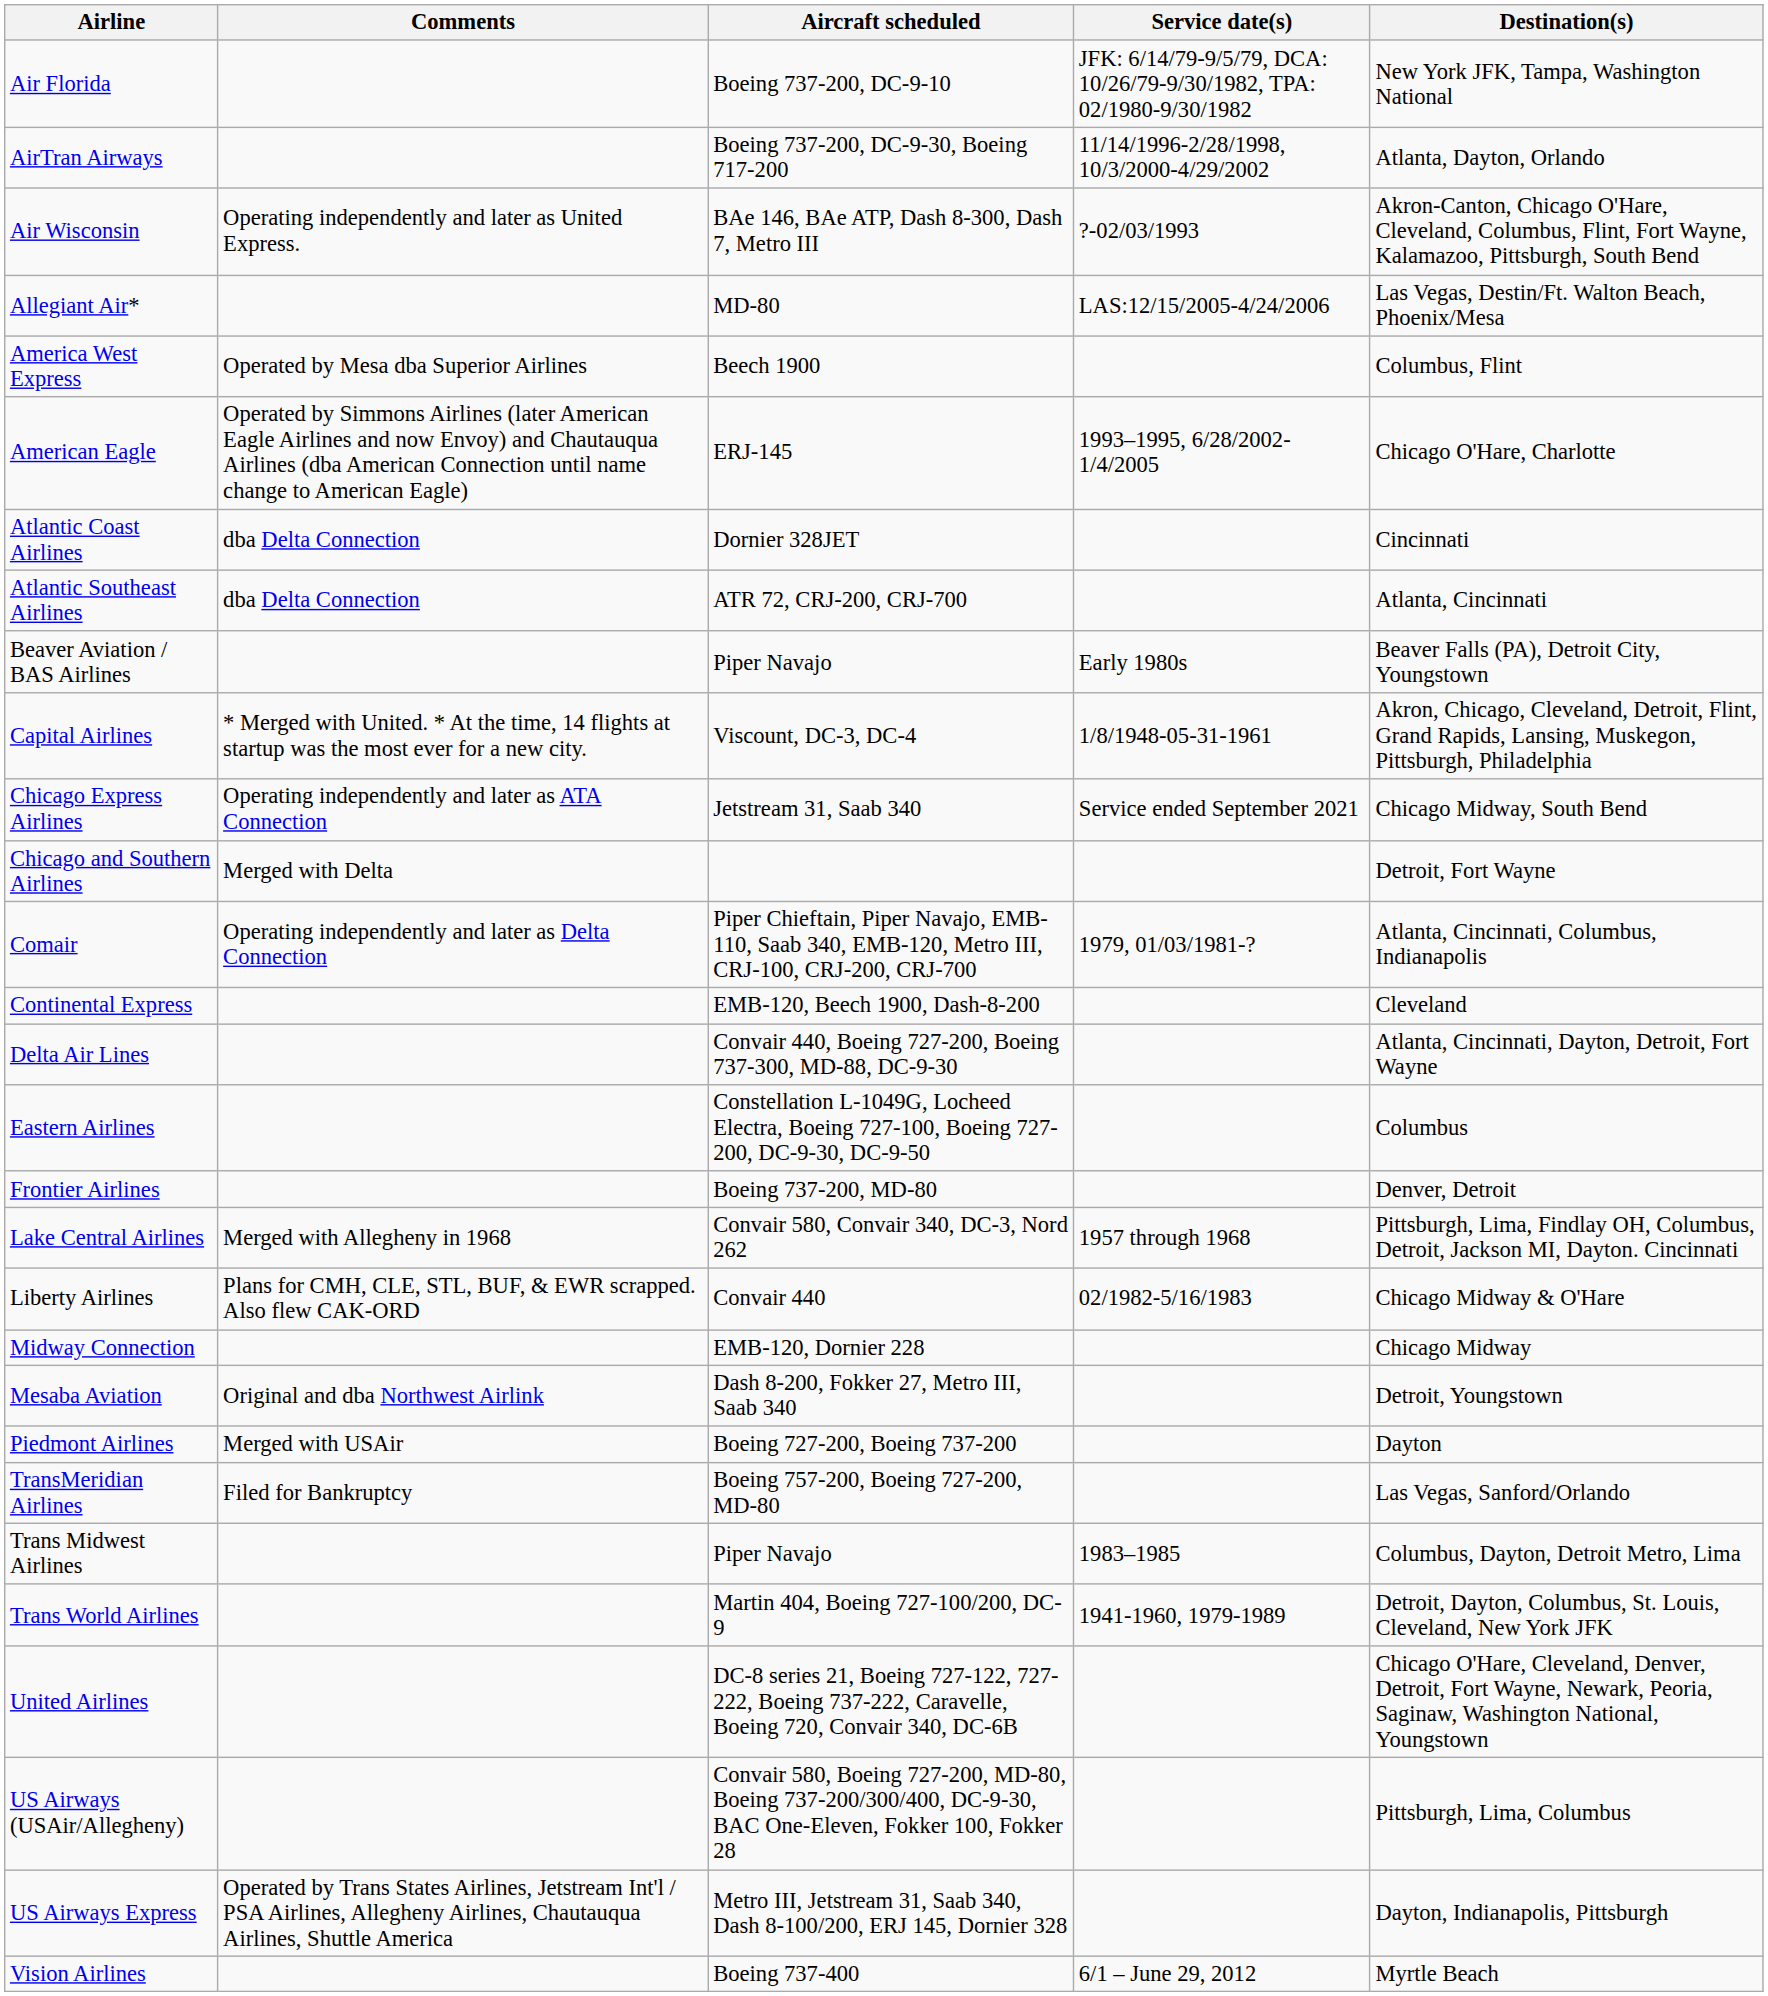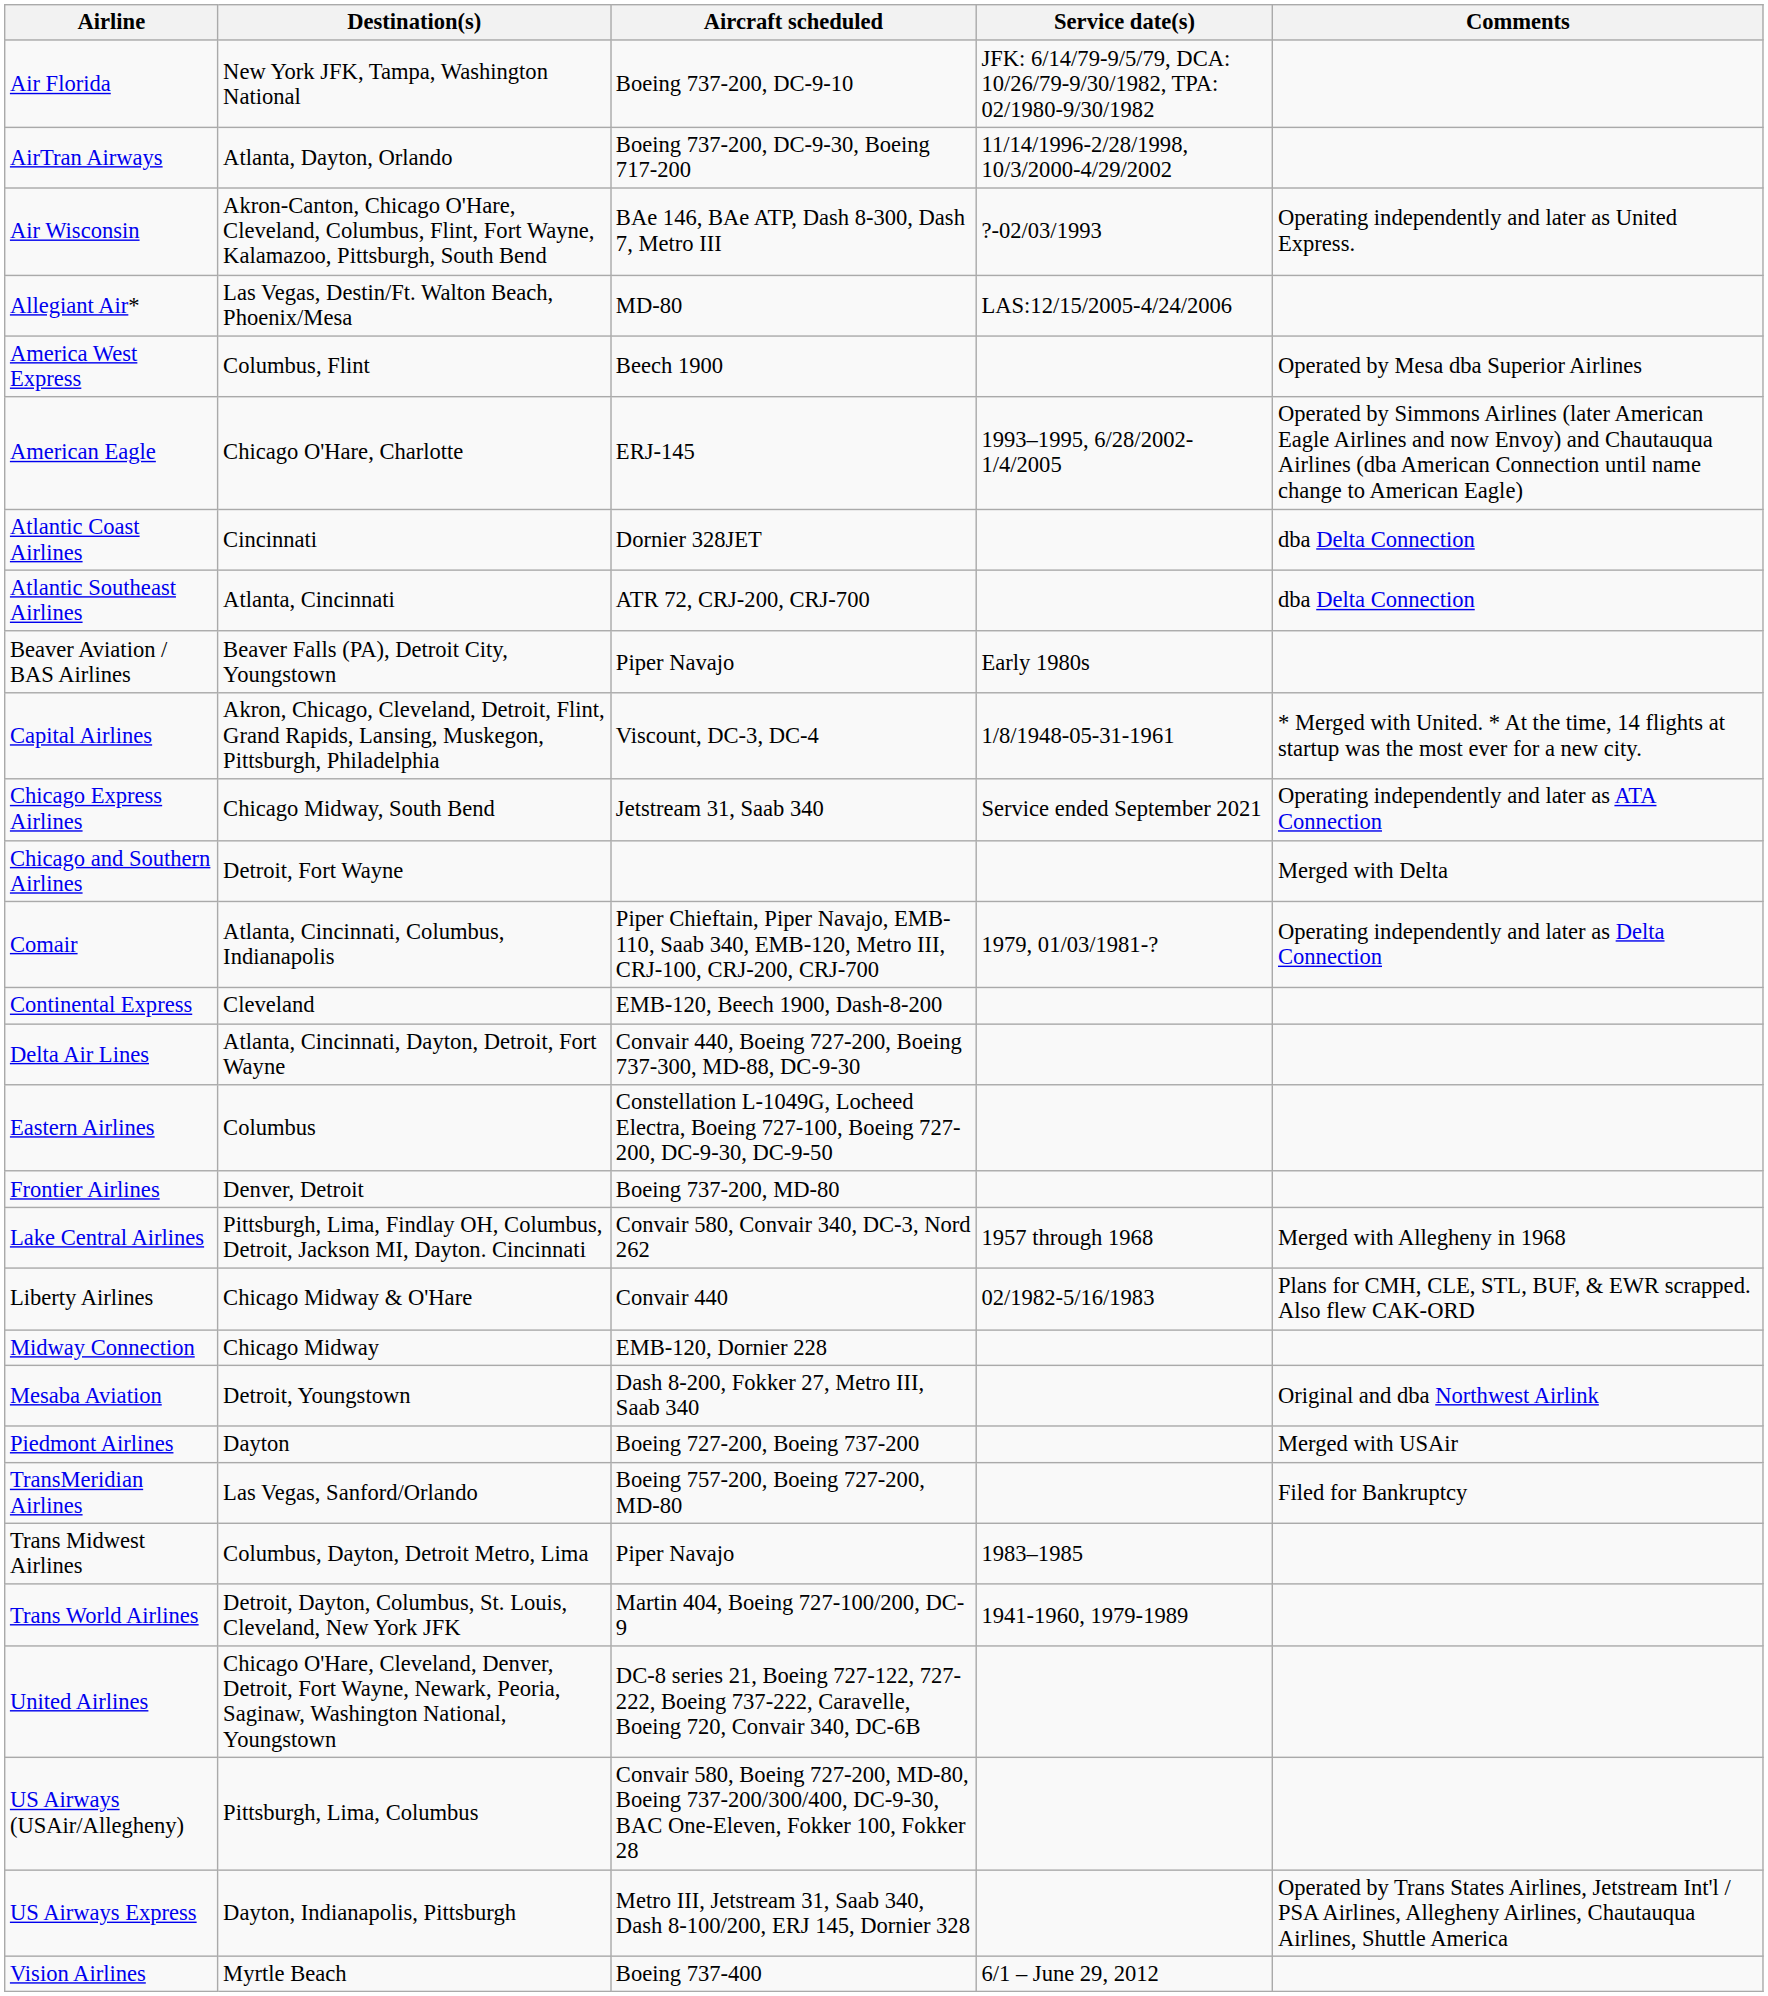columns swapped: (1567, 22) <-> (463, 22)
